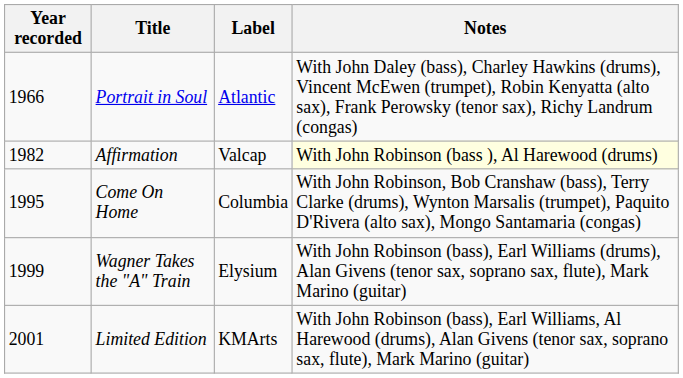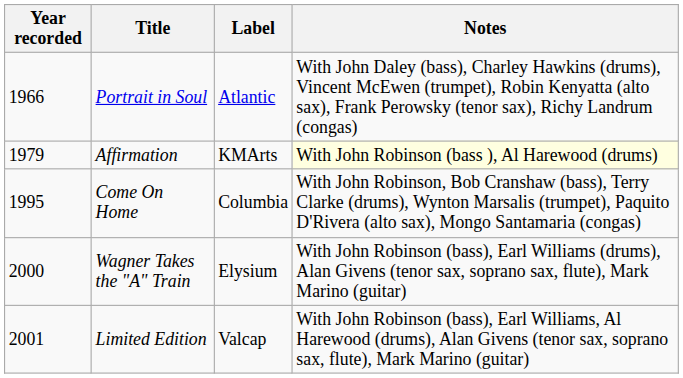(26, 154) 1982 -> (26, 154) 1979
(242, 154) Valcap -> (248, 154) KMArts
(26, 271) 1999 -> (26, 271) 2000
(248, 339) KMArts -> (242, 339) Valcap
